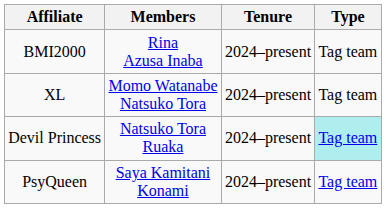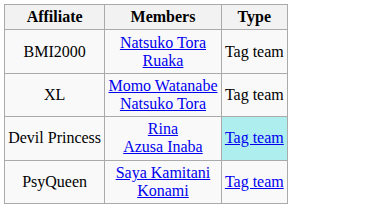- column: (268, 17)
(163, 51) Rina Azusa Inaba -> (163, 51) Natsuko Tora Ruaka
(163, 138) Natsuko Tora Ruaka -> (163, 138) Rina Azusa Inaba
